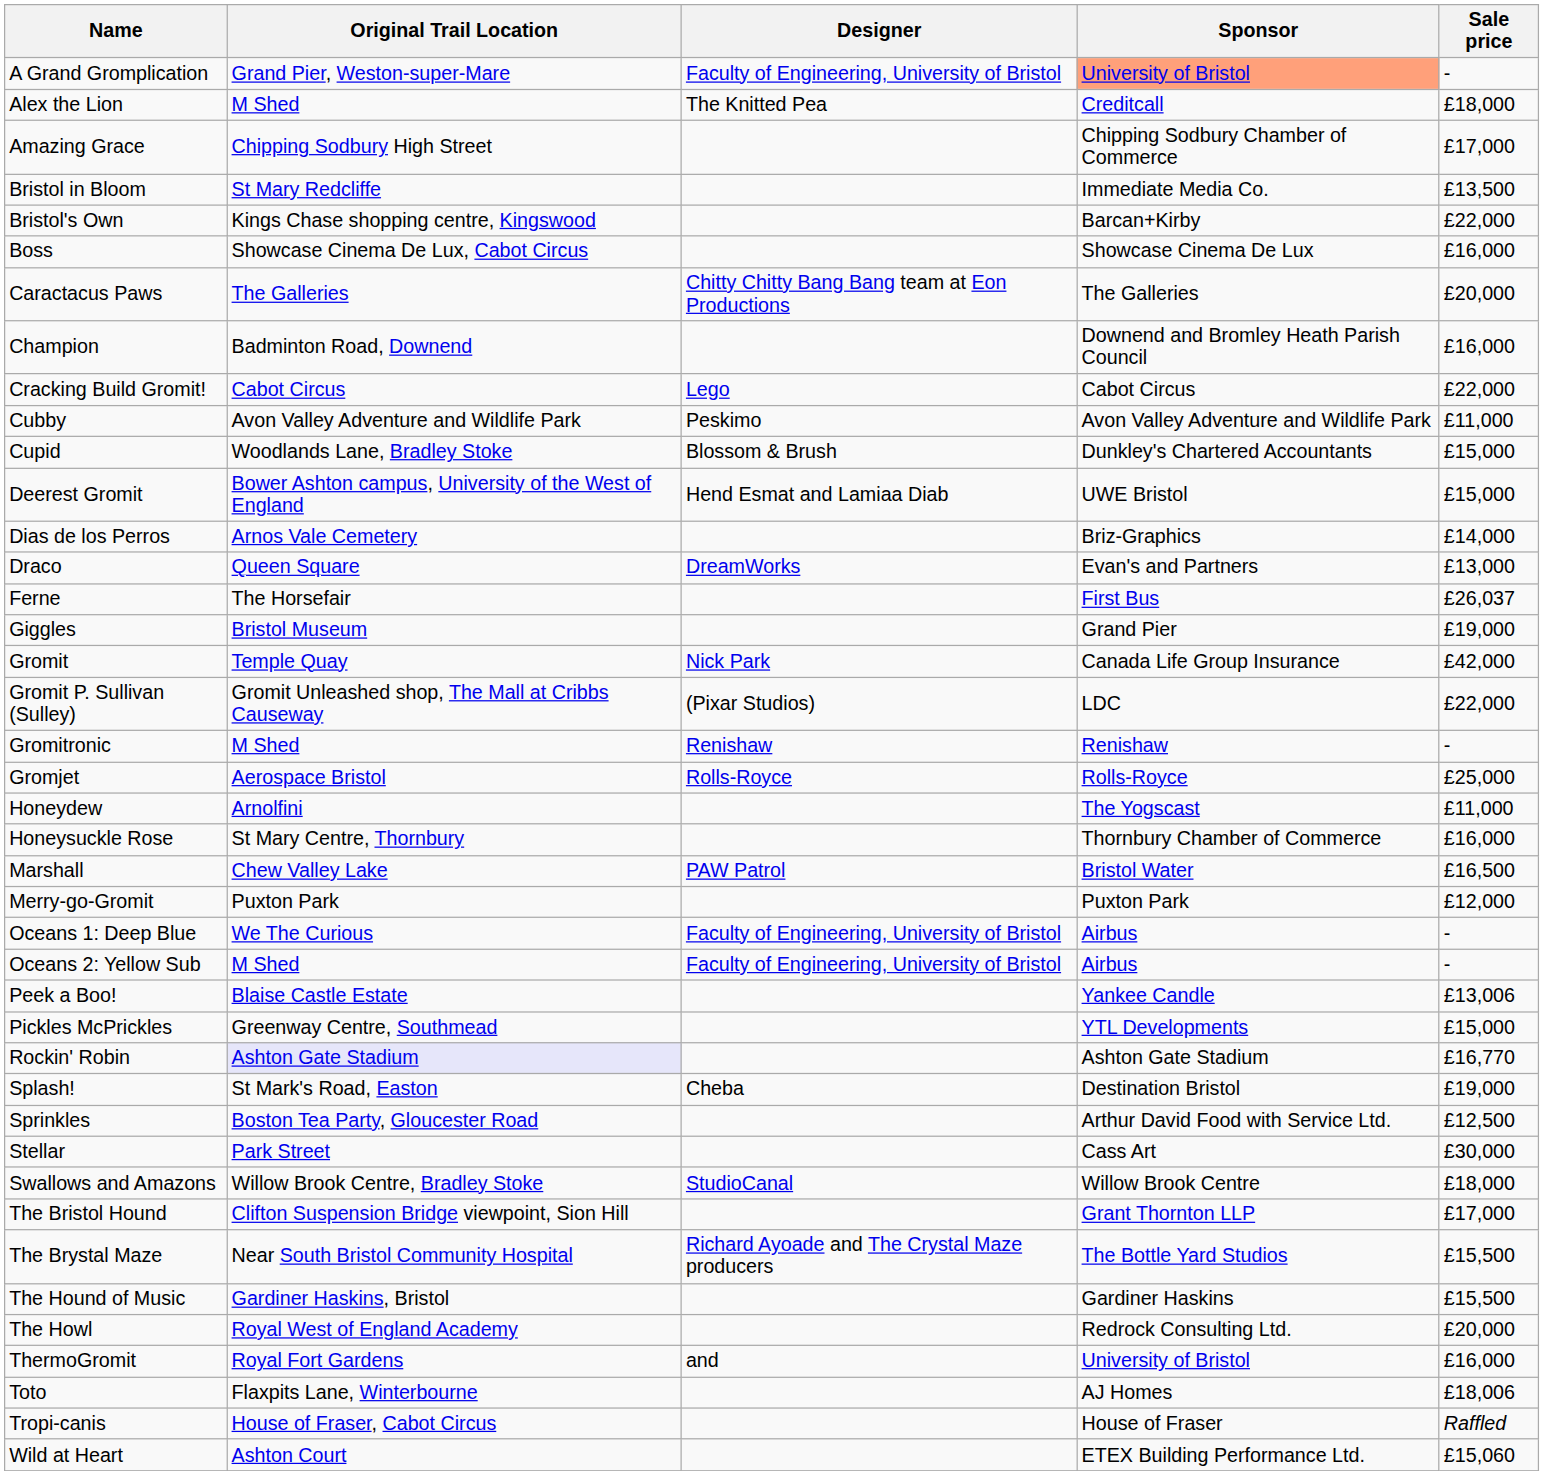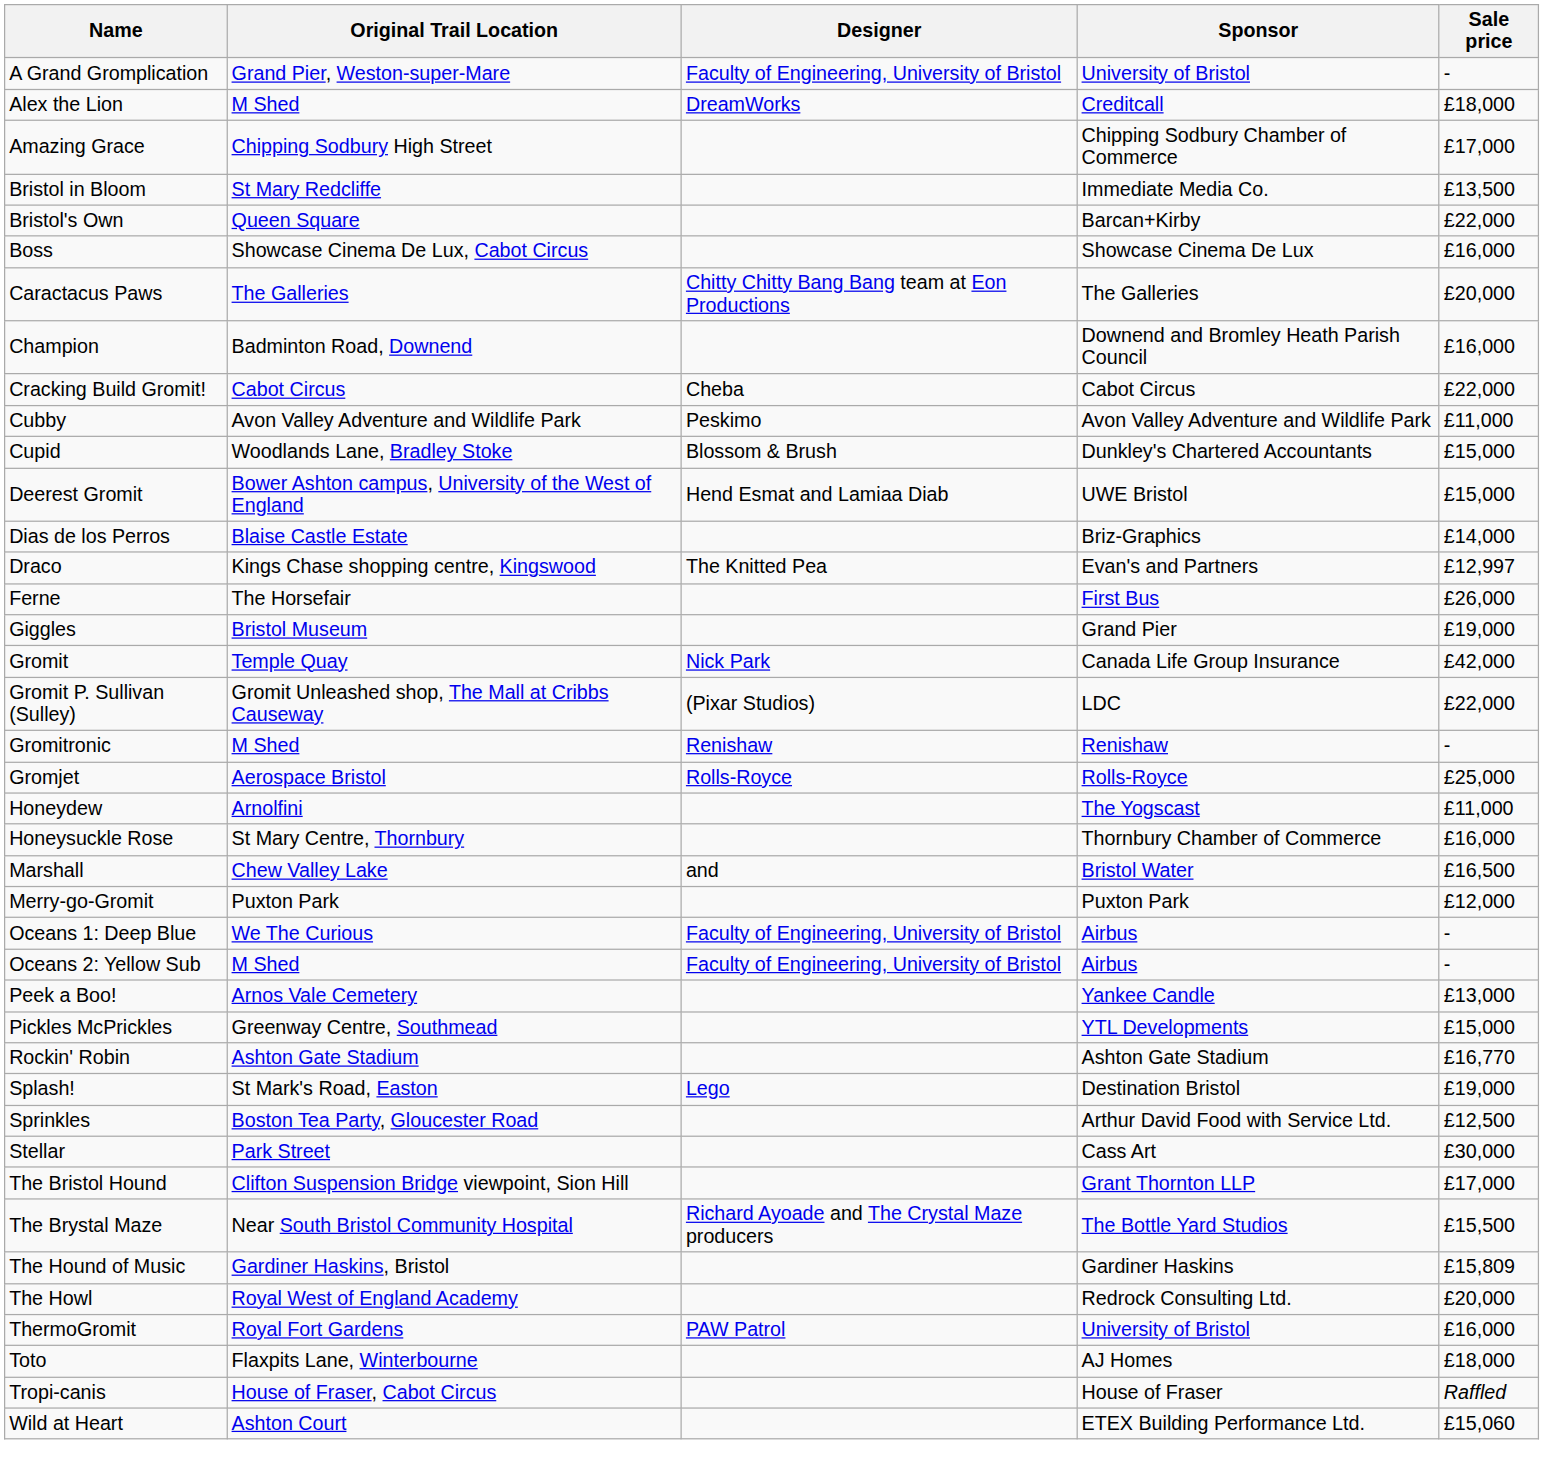(1166, 73) lightsalmon background -> (1166, 73) no background
(756, 104) The Knitted Pea -> (743, 104) DreamWorks
(414, 220) Kings Chase shopping centre, Kingswood -> (296, 220) Queen Square
(708, 389) Lego -> (715, 389) Cheba
(324, 536) Arnos Vale Cemetery -> (320, 536) Blaise Castle Estate
(296, 567) Queen Square -> (414, 567) Kings Chase shopping centre, Kingswood
(743, 567) DreamWorks -> (756, 567) The Knitted Pea
(1479, 567) £13,000 -> (1479, 567) £12,997
(1479, 598) £26,037 -> (1479, 598) £26,000
(736, 870) PAW Patrol -> (702, 870) and
(320, 995) Blaise Castle Estate -> (324, 995) Arnos Vale Cemetery
(1479, 995) £13,006 -> (1479, 995) £13,000
(325, 1058) lavender background -> (325, 1058) no background
(715, 1089) Cheba -> (708, 1089) Lego
- row: (113, 1182)
(1479, 1298) £15,500 -> (1479, 1267) £15,809
(702, 1361) and -> (736, 1329) PAW Patrol
(1479, 1392) £18,006 -> (1479, 1361) £18,000
